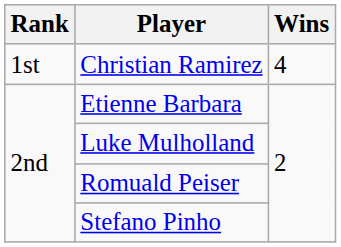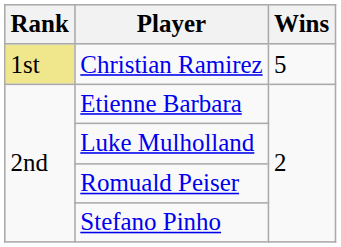(25, 63) no background -> (25, 63) khaki background
(280, 63) 4 -> (280, 63) 5
